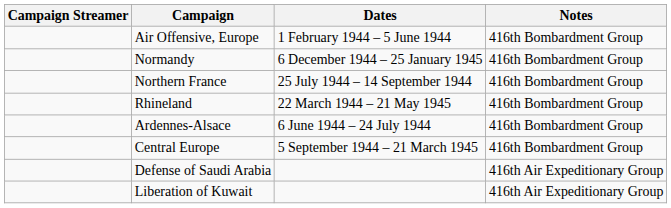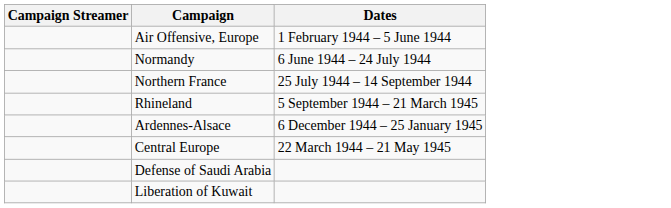- column: (576, 15)
(380, 59) 6 December 1944 – 25 January 1945 -> (354, 59) 6 June 1944 – 24 July 1944
(364, 103) 22 March 1944 – 21 May 1945 -> (378, 103) 5 September 1944 – 21 March 1945
(354, 125) 6 June 1944 – 24 July 1944 -> (380, 125) 6 December 1944 – 25 January 1945
(378, 147) 5 September 1944 – 21 March 1945 -> (364, 147) 22 March 1944 – 21 May 1945
